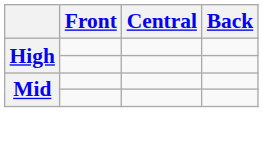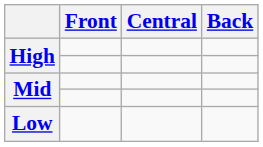+ row: (32, 123)
